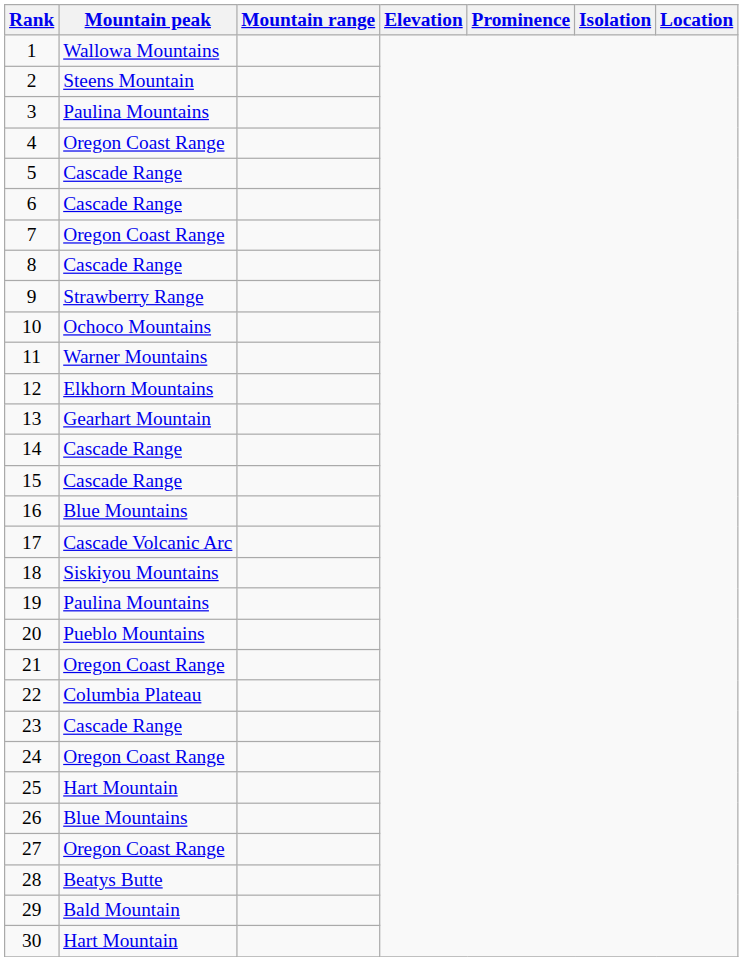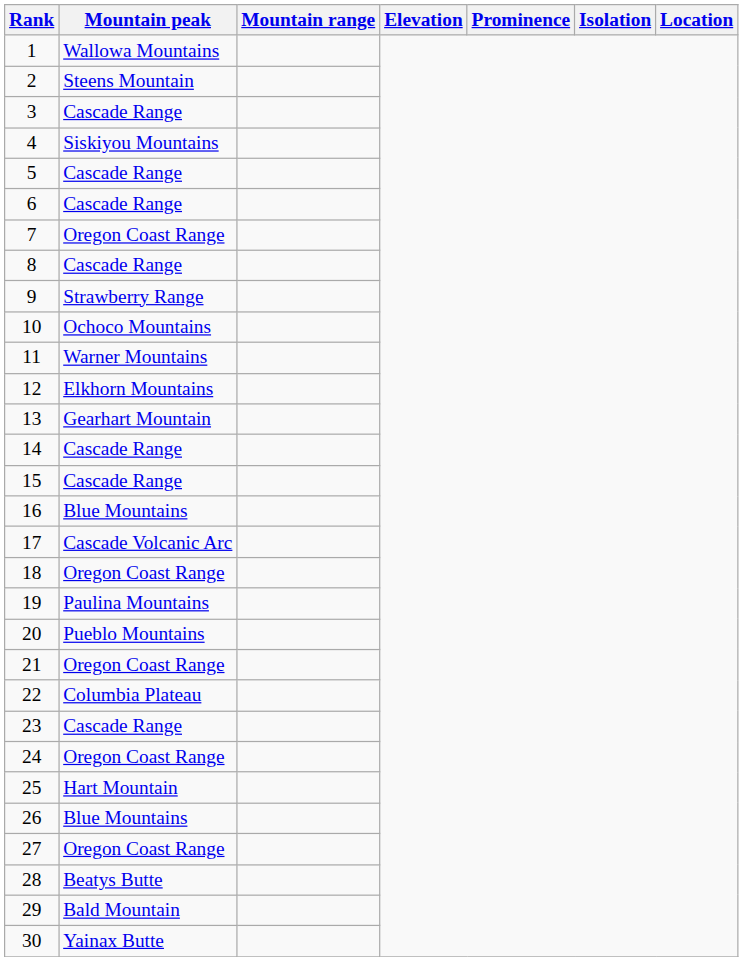(136, 111) Paulina Mountains -> (123, 111) Cascade Range
(144, 142) Oregon Coast Range -> (141, 142) Siskiyou Mountains
(141, 572) Siskiyou Mountains -> (144, 572) Oregon Coast Range
(120, 940) Hart Mountain -> (114, 940) Yainax Butte
